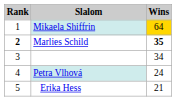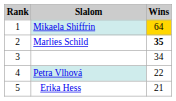(18, 42) bold -> (18, 42) normal
(159, 73) 24 -> (159, 73) 22
